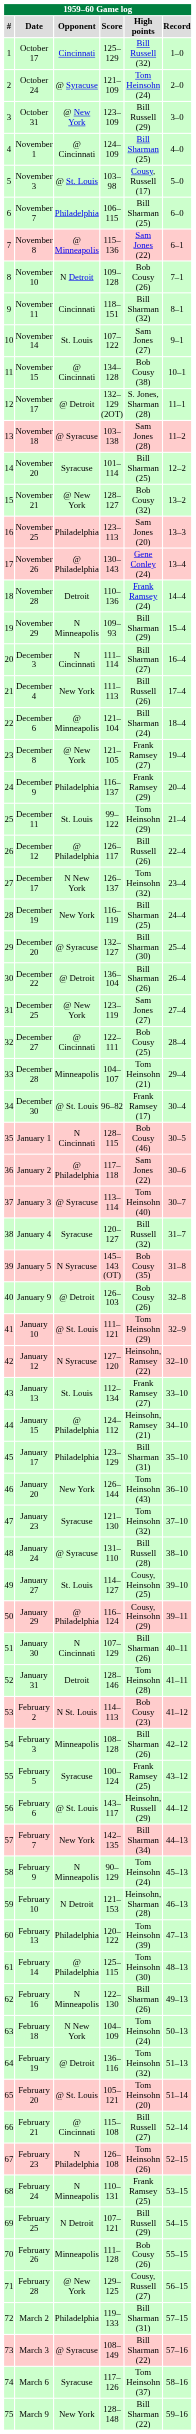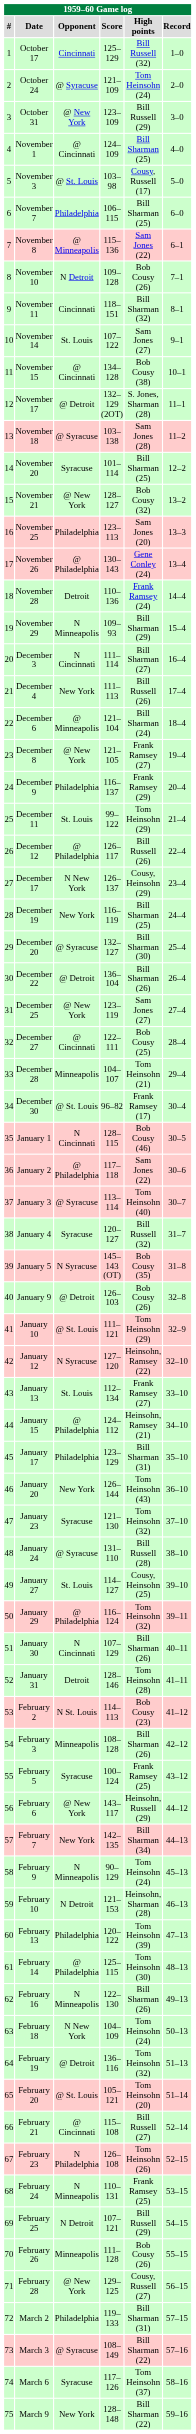(143, 883) Tom Heinsohn (32) -> (143, 883) Cousy, Heinsohn (29)
(143, 1616) Cousy, Heinsohn (29) -> (143, 1616) Tom Heinsohn (32)
(77, 1808) @ St. Louis -> (77, 1808) @ New York
